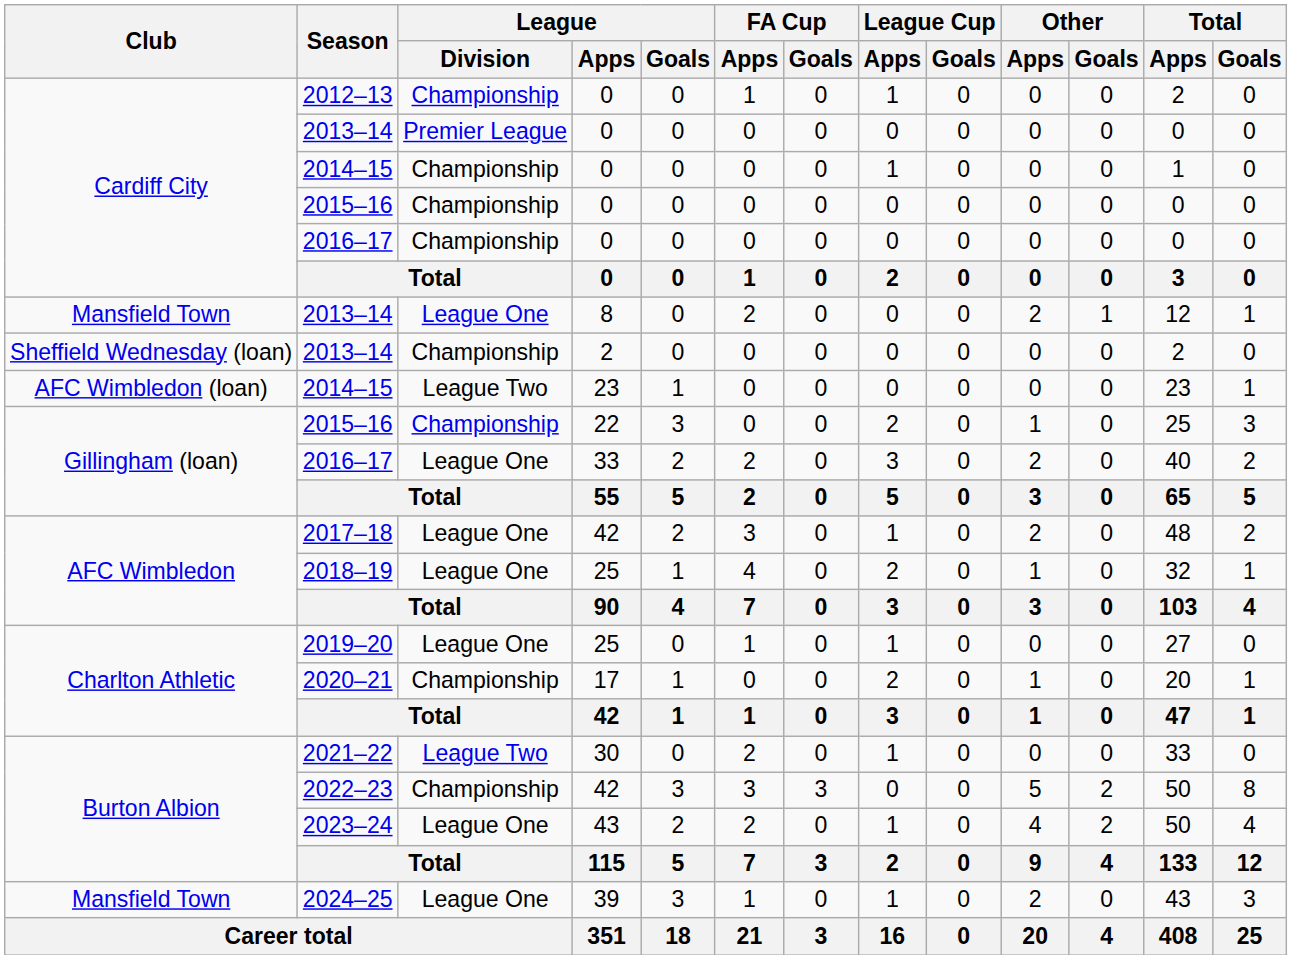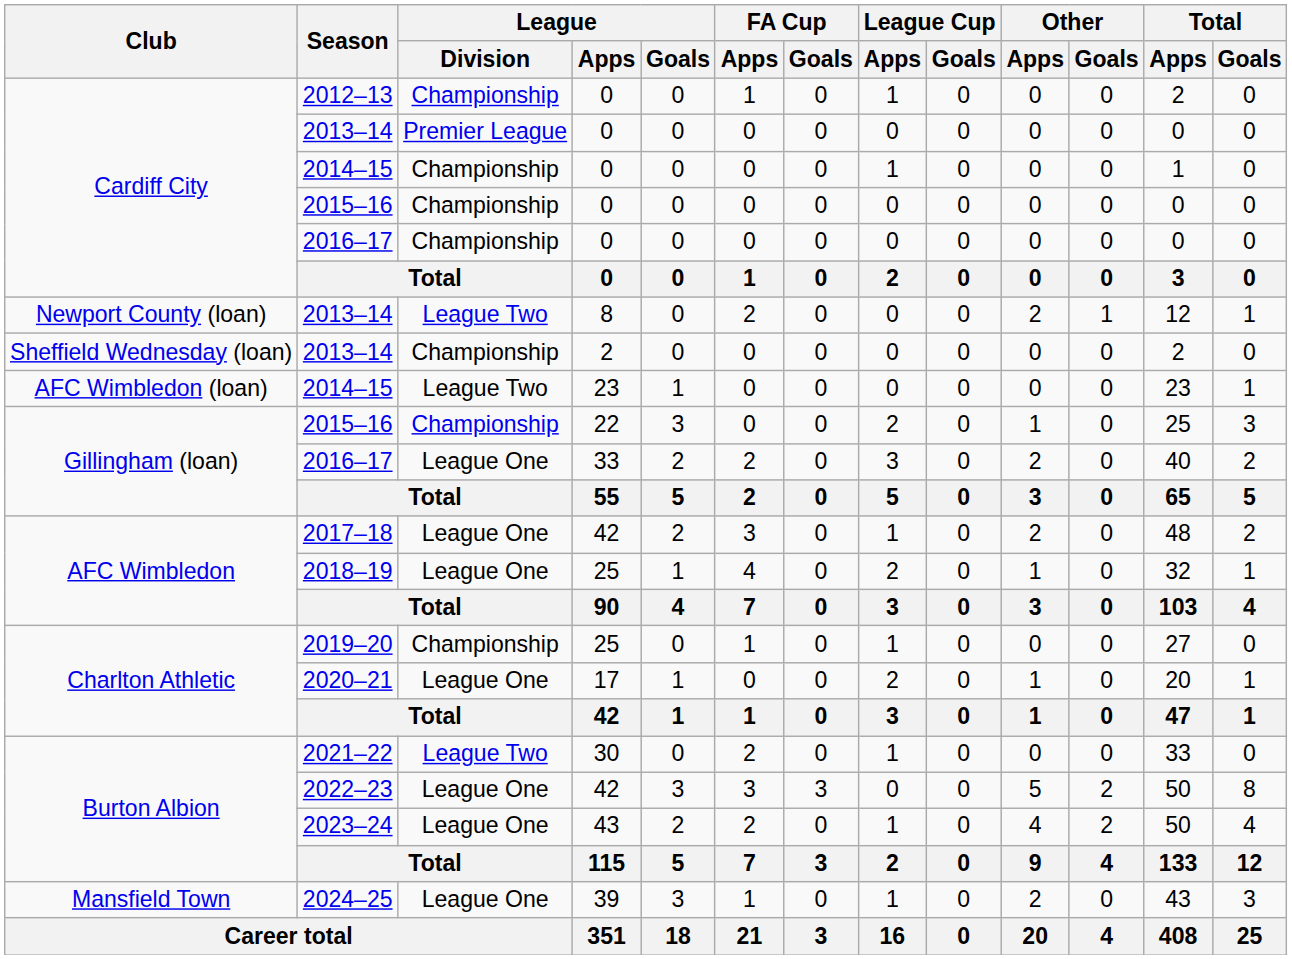(151, 315) Mansfield Town -> (151, 315) Newport County (loan)
(485, 315) League One -> (485, 315) League Two
(485, 643) League One -> (485, 643) Championship
(485, 680) Championship -> (485, 680) League One
(485, 790) Championship -> (485, 790) League One
